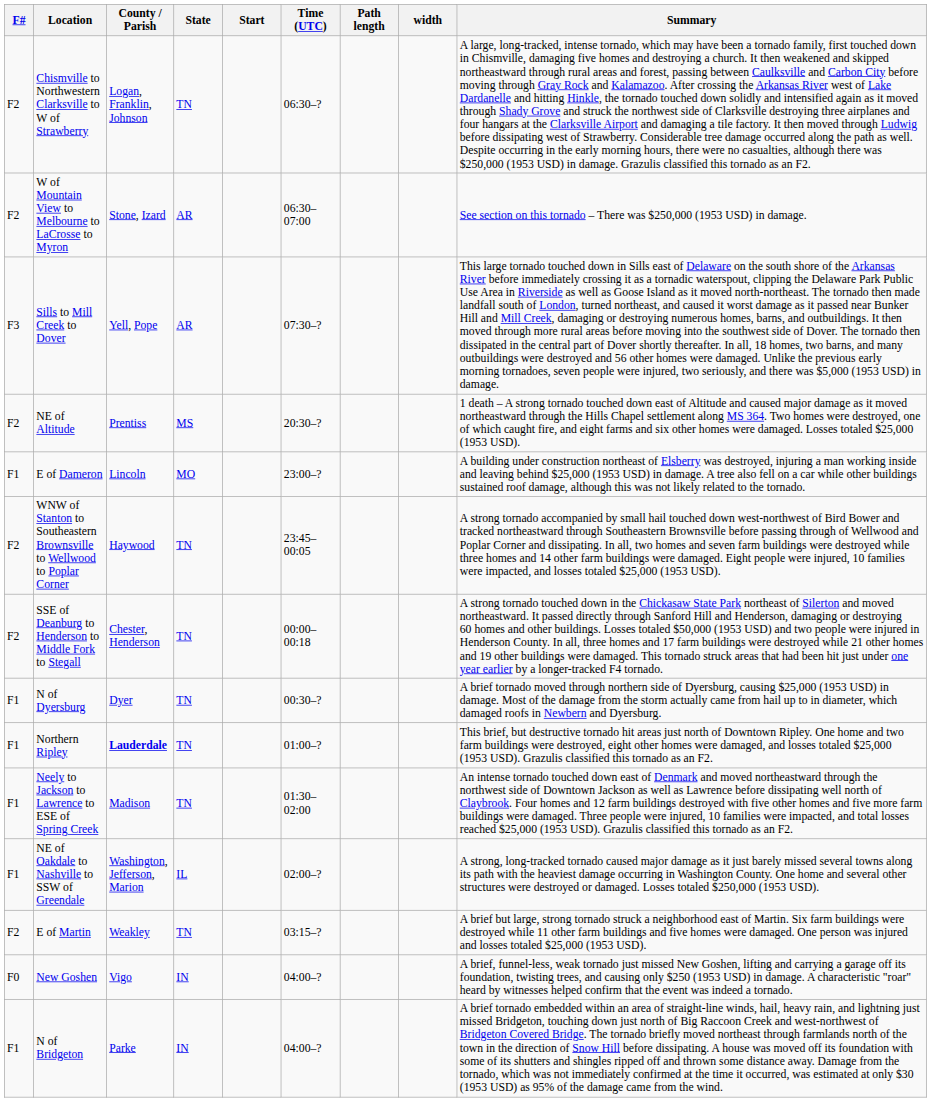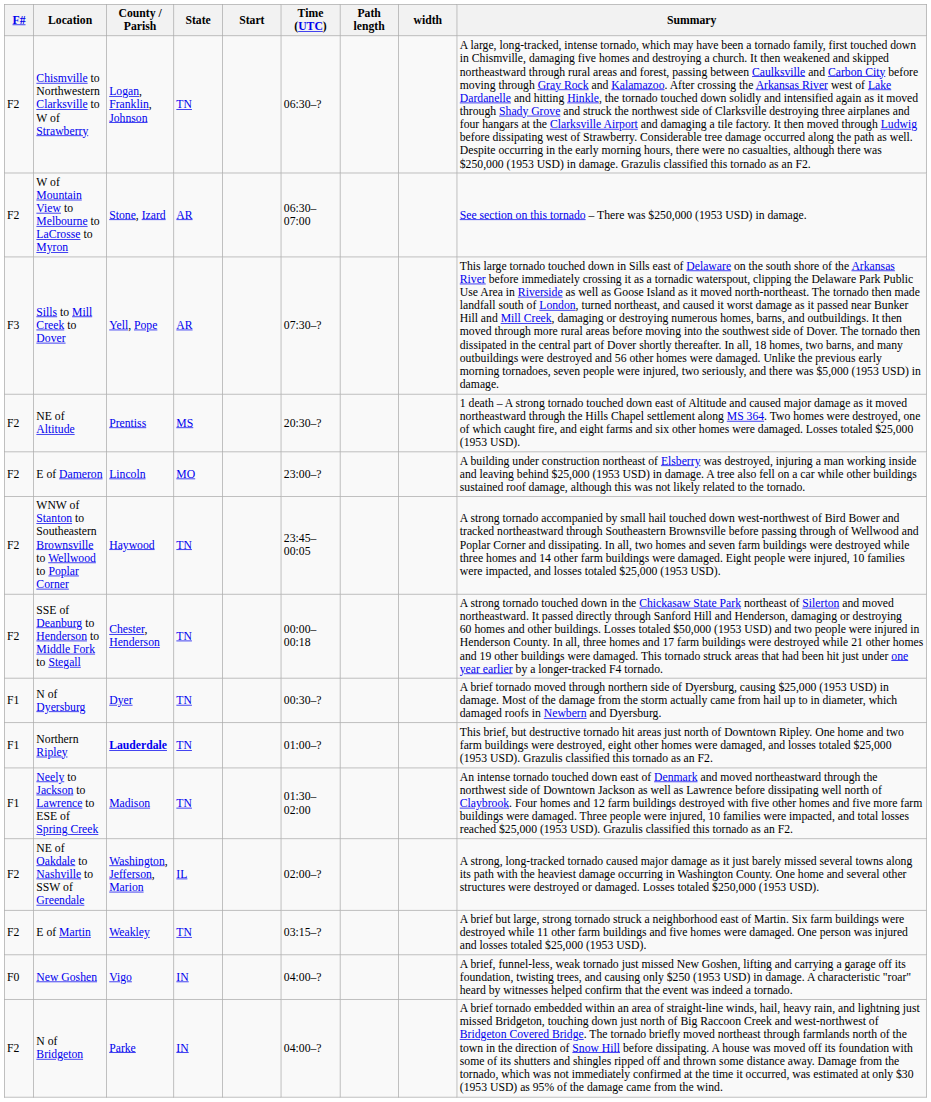(13, 474) F1 -> (13, 474) F2
(13, 874) F1 -> (13, 874) F2
(13, 1048) F1 -> (13, 1048) F2
